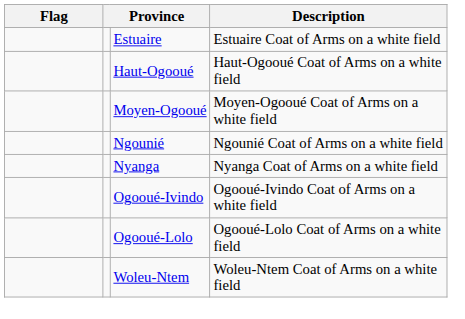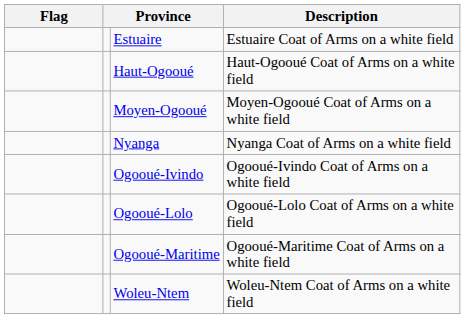- row: (139, 142)
+ row: (167, 254)
